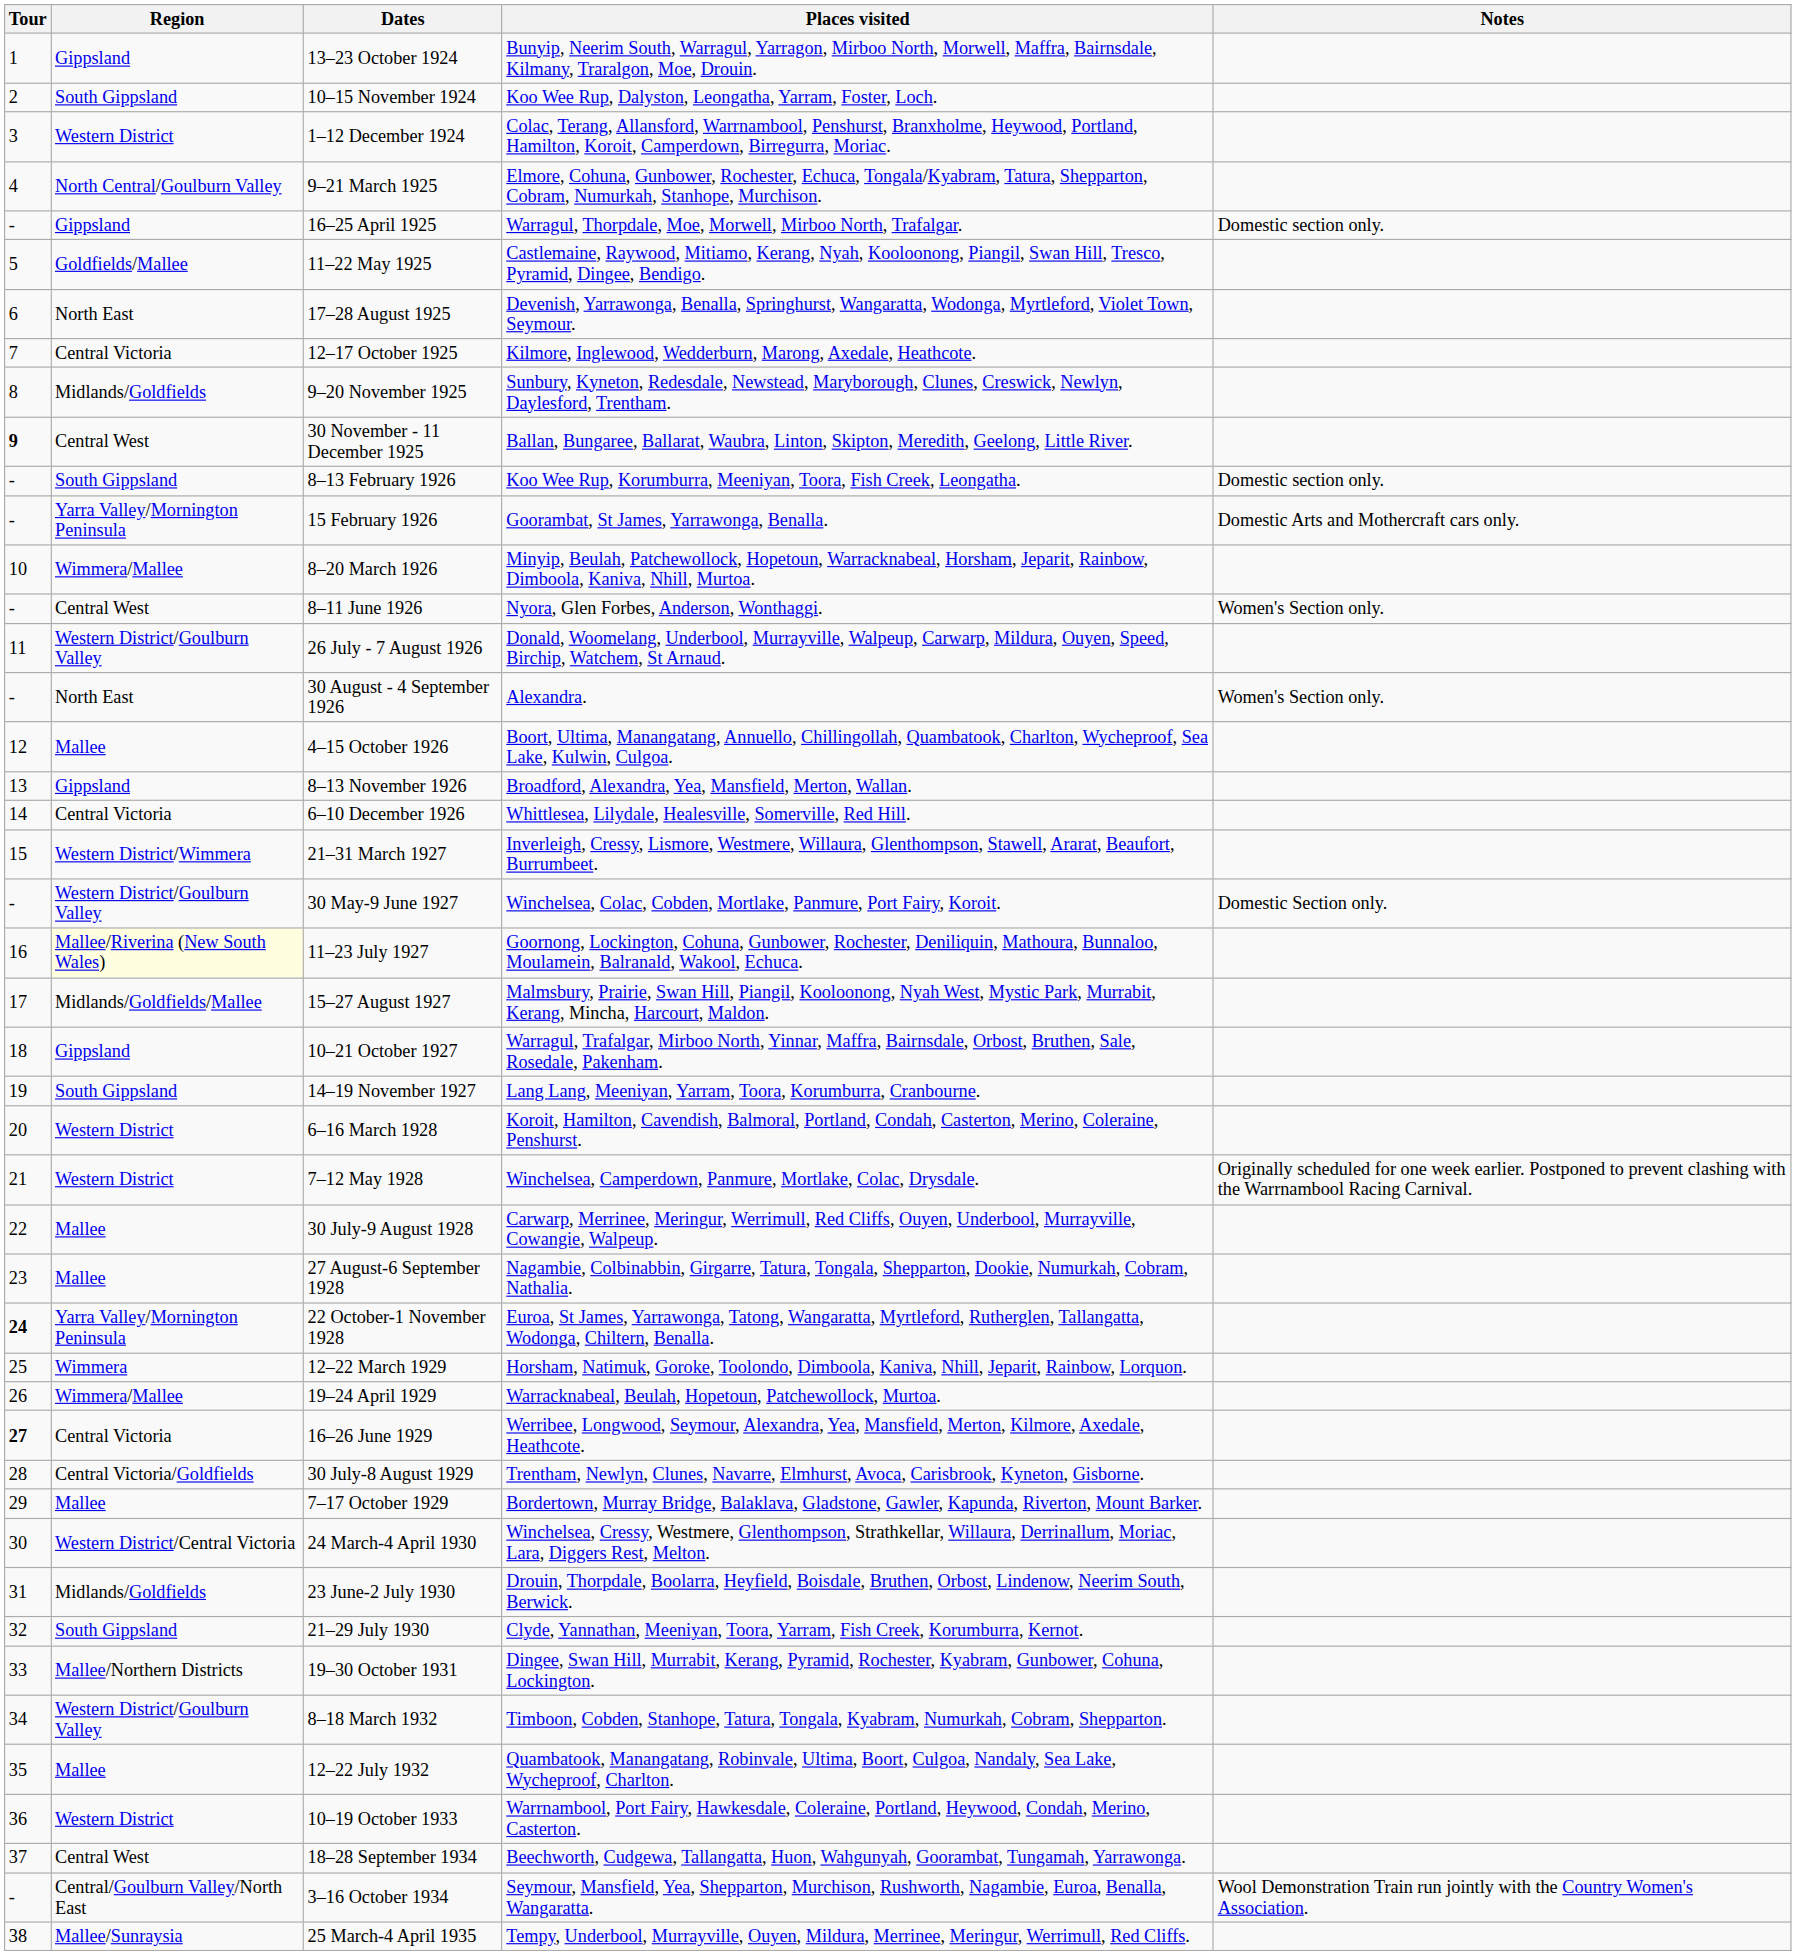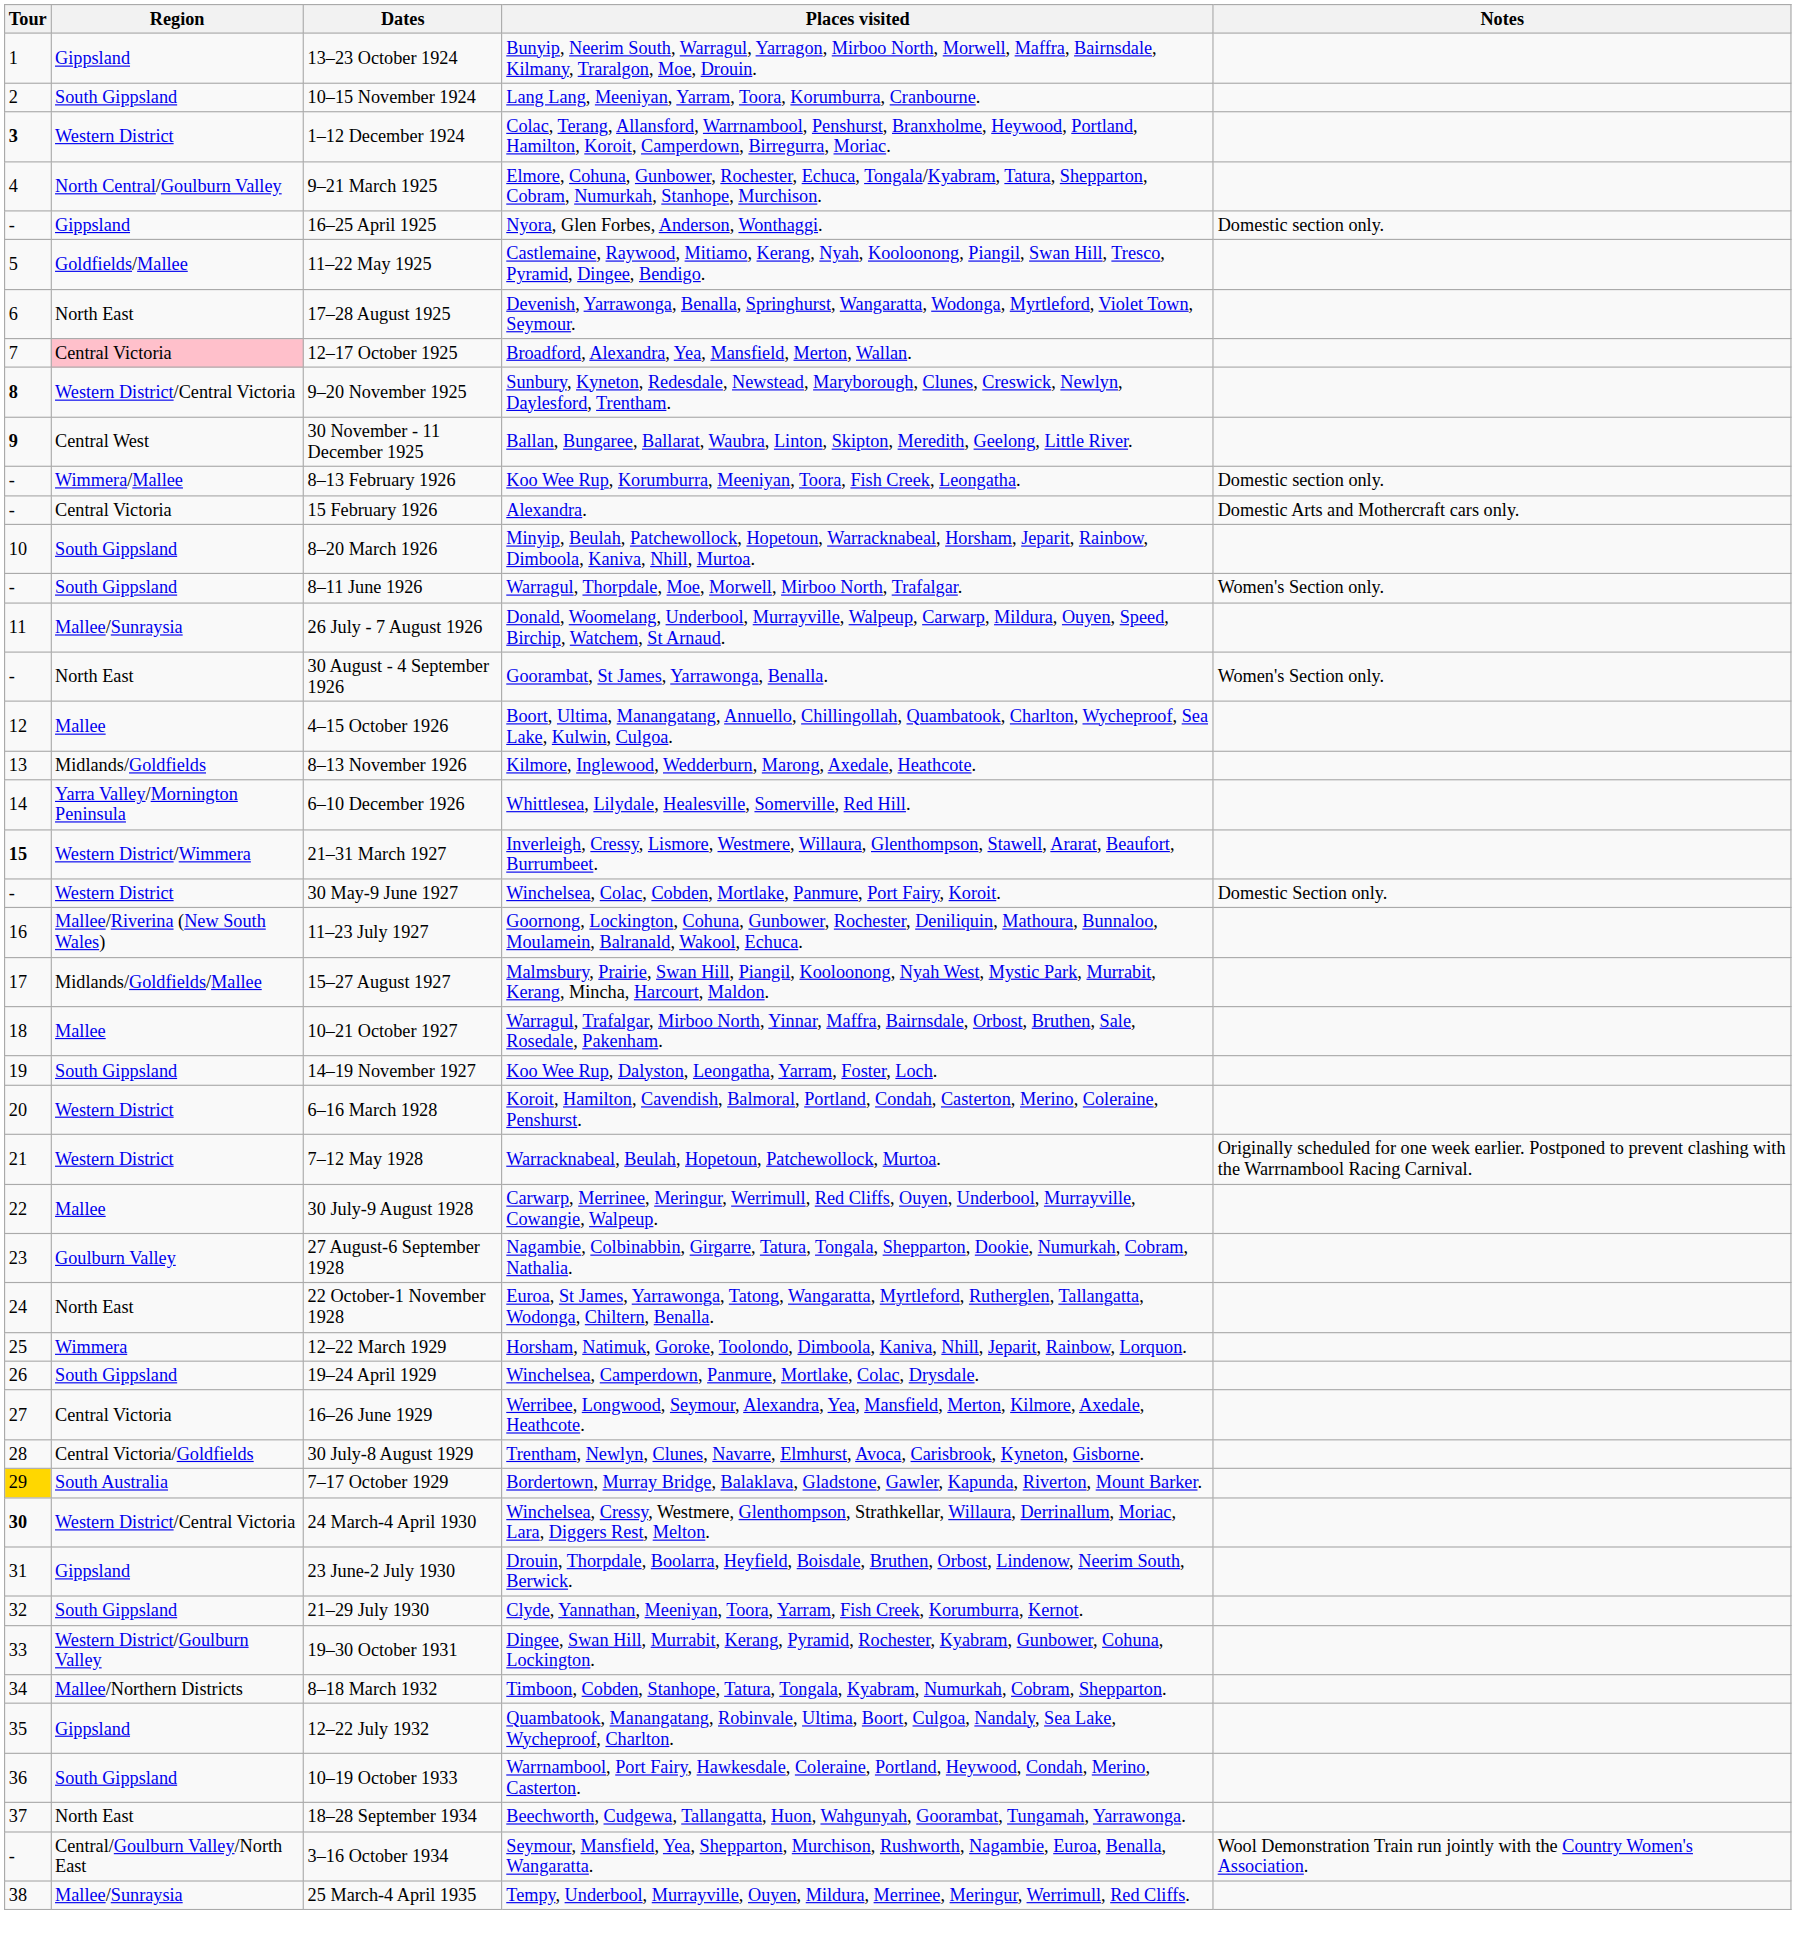(722, 97) Koo Wee Rup, Dalyston, Leongatha, Yarram, Foster, Loch. -> (743, 97) Lang Lang, Meeniyan, Yarram, Toora, Korumburra, Cranbourne.
(13, 136) normal -> (13, 136) bold
(734, 225) Warragul, Thorpdale, Moe, Morwell, Mirboo North, Trafalgar. -> (664, 225) Nyora, Glen Forbes, Anderson, Wonthaggi.
(113, 352) no background -> (113, 352) pink background
(741, 352) Kilmore, Inglewood, Wedderburn, Marong, Axedale, Heathcote. -> (709, 352) Broadford, Alexandra, Yea, Mansfield, Merton, Wallan.
(13, 392) normal -> (13, 392) bold
(131, 392) Midlands/Goldfields -> (175, 392) Western District/Central Victoria
(116, 480) South Gippsland -> (119, 480) Wimmera/Mallee
(146, 519) Yarra Valley/Mornington Peninsula -> (113, 509) Central Victoria
(667, 519) Goorambat, St James, Yarrawonga, Benalla. -> (547, 509) Alexandra.
(119, 569) Wimmera/Mallee -> (116, 548) South Gippsland
(102, 608) Central West -> (116, 588) South Gippsland
(664, 608) Nyora, Glen Forbes, Anderson, Wonthaggi. -> (734, 588) Warragul, Thorpdale, Moe, Morwell, Mirboo North, Trafalgar.
(152, 647) Western District/Goulburn Valley -> (119, 627) Mallee/Sunraysia
(547, 697) Alexandra. -> (667, 676) Goorambat, St James, Yarrawonga, Benalla.
(93, 785) Gippsland -> (131, 765) Midlands/Goldfields
(709, 785) Broadford, Alexandra, Yea, Mansfield, Merton, Wallan. -> (741, 765) Kilmore, Inglewood, Wedderburn, Marong, Axedale, Heathcote.
(113, 814) Central Victoria -> (146, 804) Yarra Valley/Mornington Peninsula
(18, 854) normal -> (18, 854) bold
(152, 903) Western District/Goulburn Valley -> (114, 893) Western District
(160, 952) lightyellow background -> (160, 932) no background
(93, 1051) Gippsland -> (80, 1031) Mallee
(743, 1090) Lang Lang, Meeniyan, Yarram, Toora, Korumburra, Cranbourne. -> (722, 1070) Koo Wee Rup, Dalyston, Leongatha, Yarram, Foster, Loch.
(743, 1179) Winchelsea, Camperdown, Panmure, Mortlake, Colac, Drysdale. -> (724, 1159) Warracknabeal, Beulah, Hopetoun, Patchewollock, Murtoa.
(80, 1278) Mallee -> (115, 1258) Goulburn Valley
(18, 1327) bold -> (18, 1307) normal
(146, 1327) Yarra Valley/Mornington Peninsula -> (94, 1307) North East
(119, 1396) Wimmera/Mallee -> (116, 1375) South Gippsland
(724, 1396) Warracknabeal, Beulah, Hopetoun, Patchewollock, Murtoa. -> (743, 1375) Winchelsea, Camperdown, Panmure, Mortlake, Colac, Drysdale.
(18, 1435) bold -> (18, 1414) normal
(18, 1503) no background -> (18, 1482) gold background
(80, 1503) Mallee -> (112, 1482) South Australia
(18, 1542) normal -> (18, 1522) bold
(131, 1592) Midlands/Goldfields -> (93, 1571) Gippsland
(149, 1670) Mallee/Northern Districts -> (152, 1649) Western District/Goulburn Valley
(152, 1719) Western District/Goulburn Valley -> (149, 1689) Mallee/Northern Districts
(80, 1769) Mallee -> (93, 1728) Gippsland
(114, 1818) Western District -> (116, 1777) South Gippsland
(102, 1857) Central West -> (94, 1816) North East
